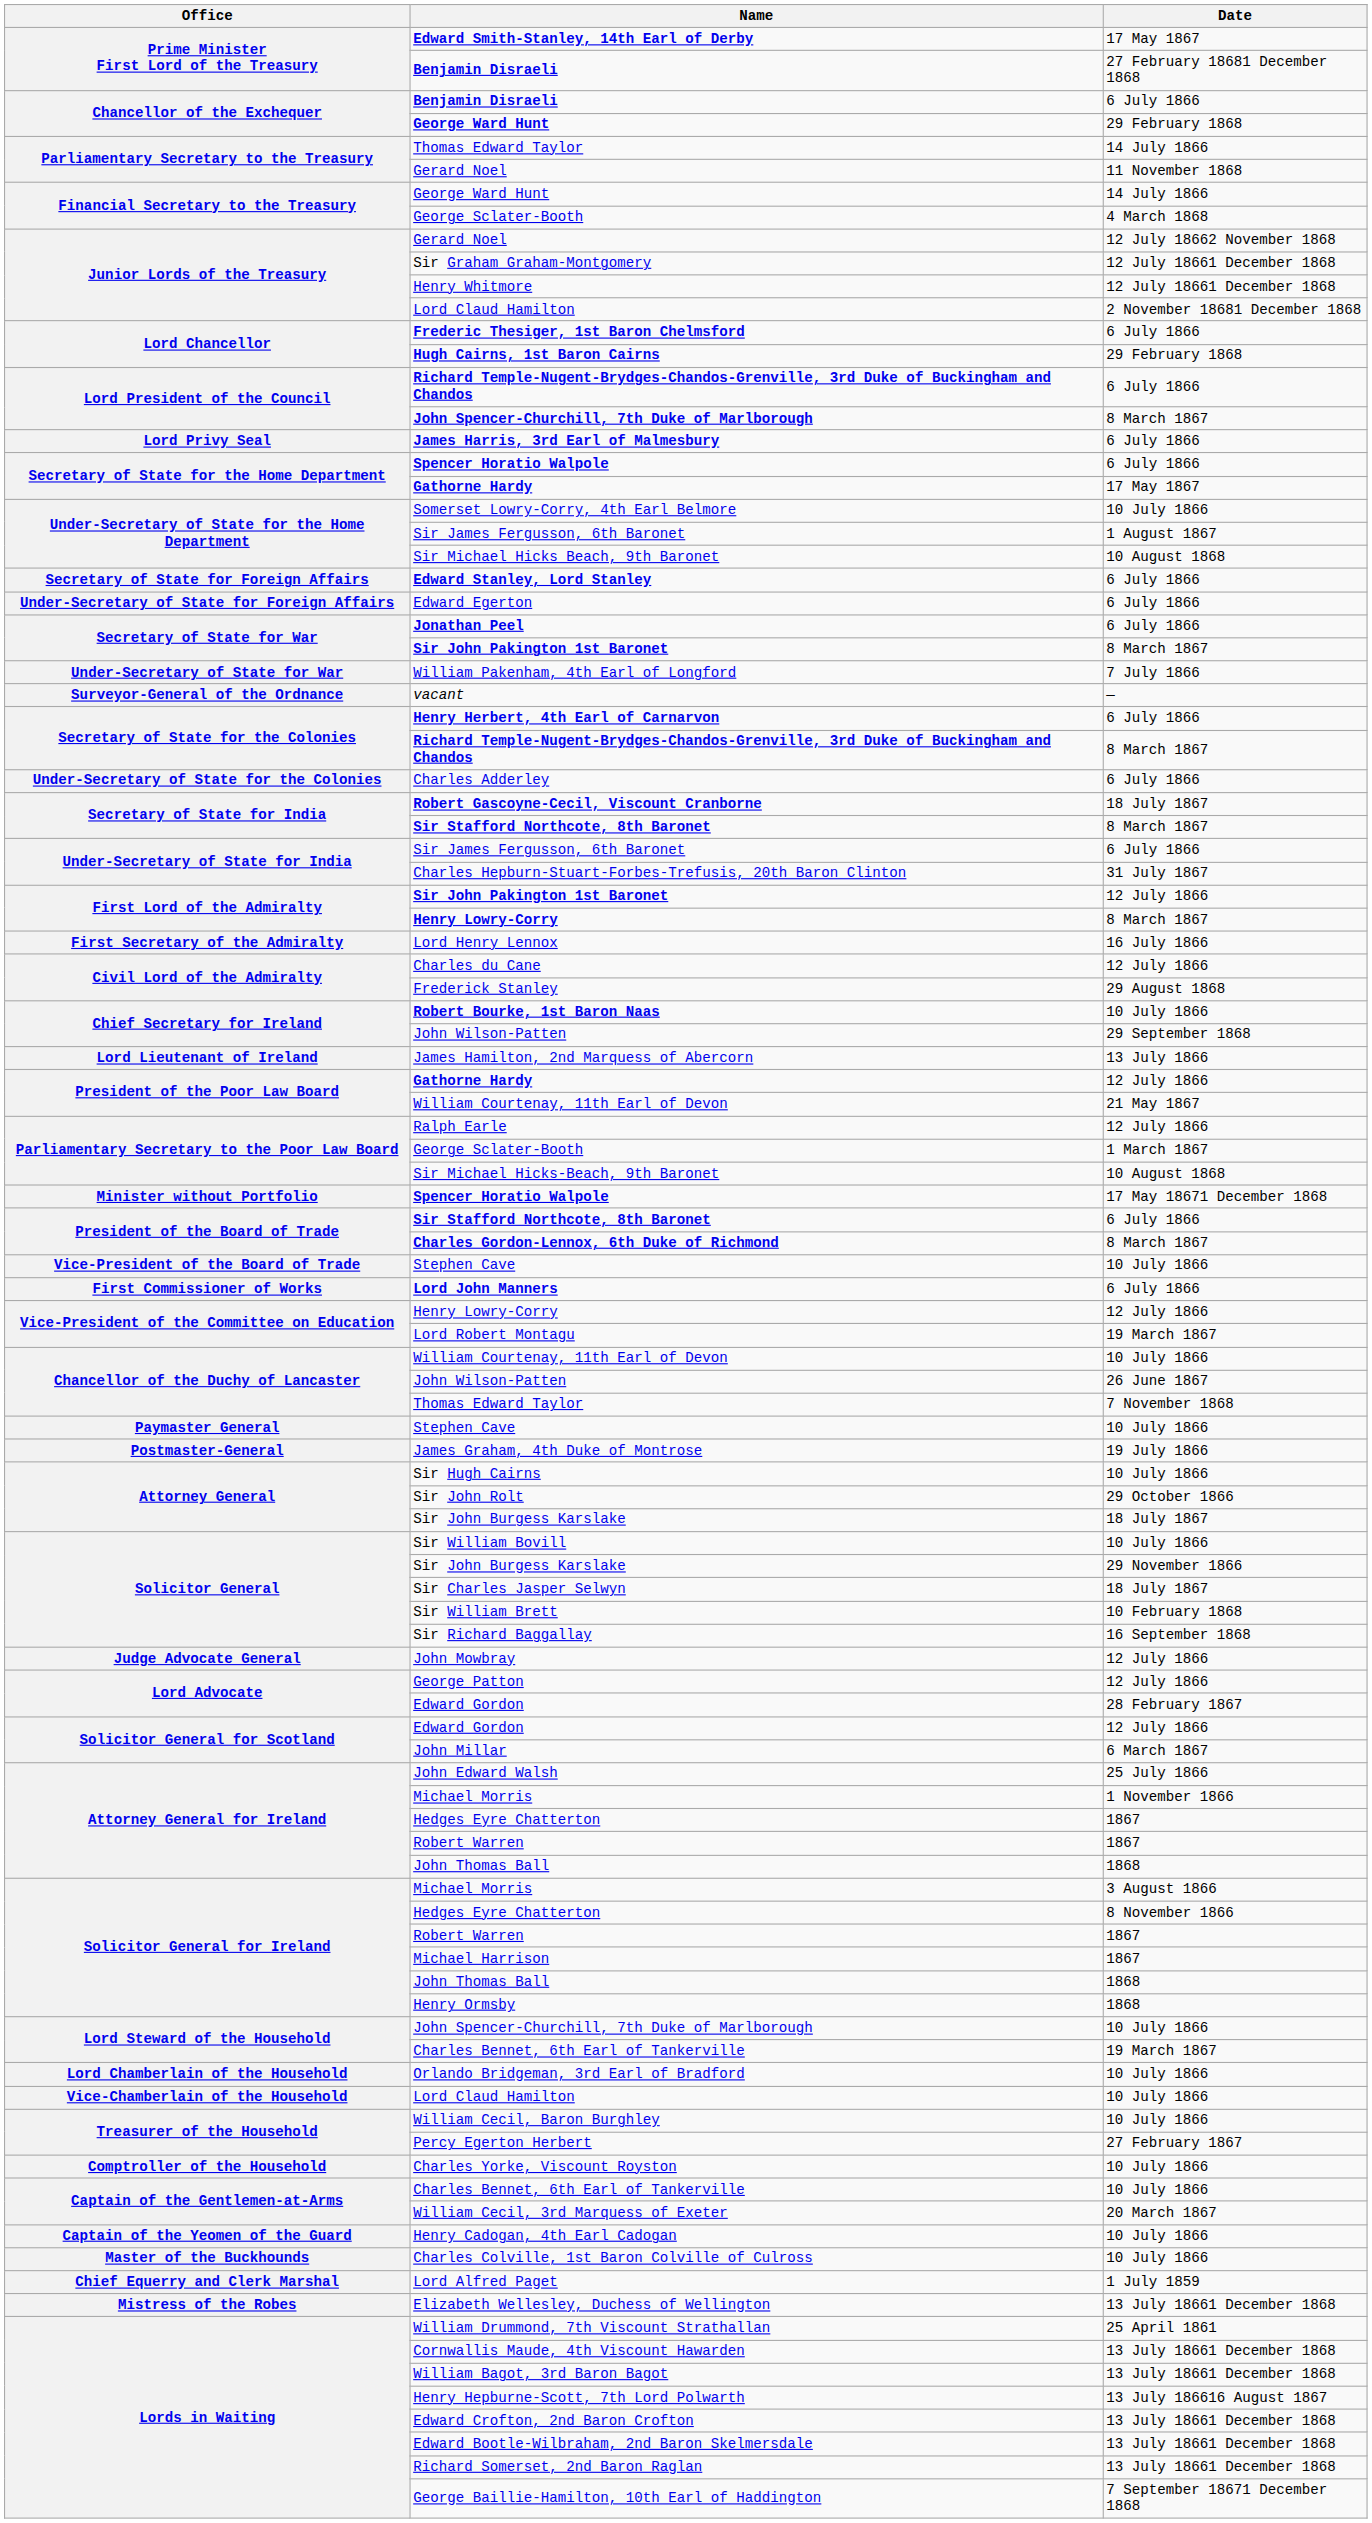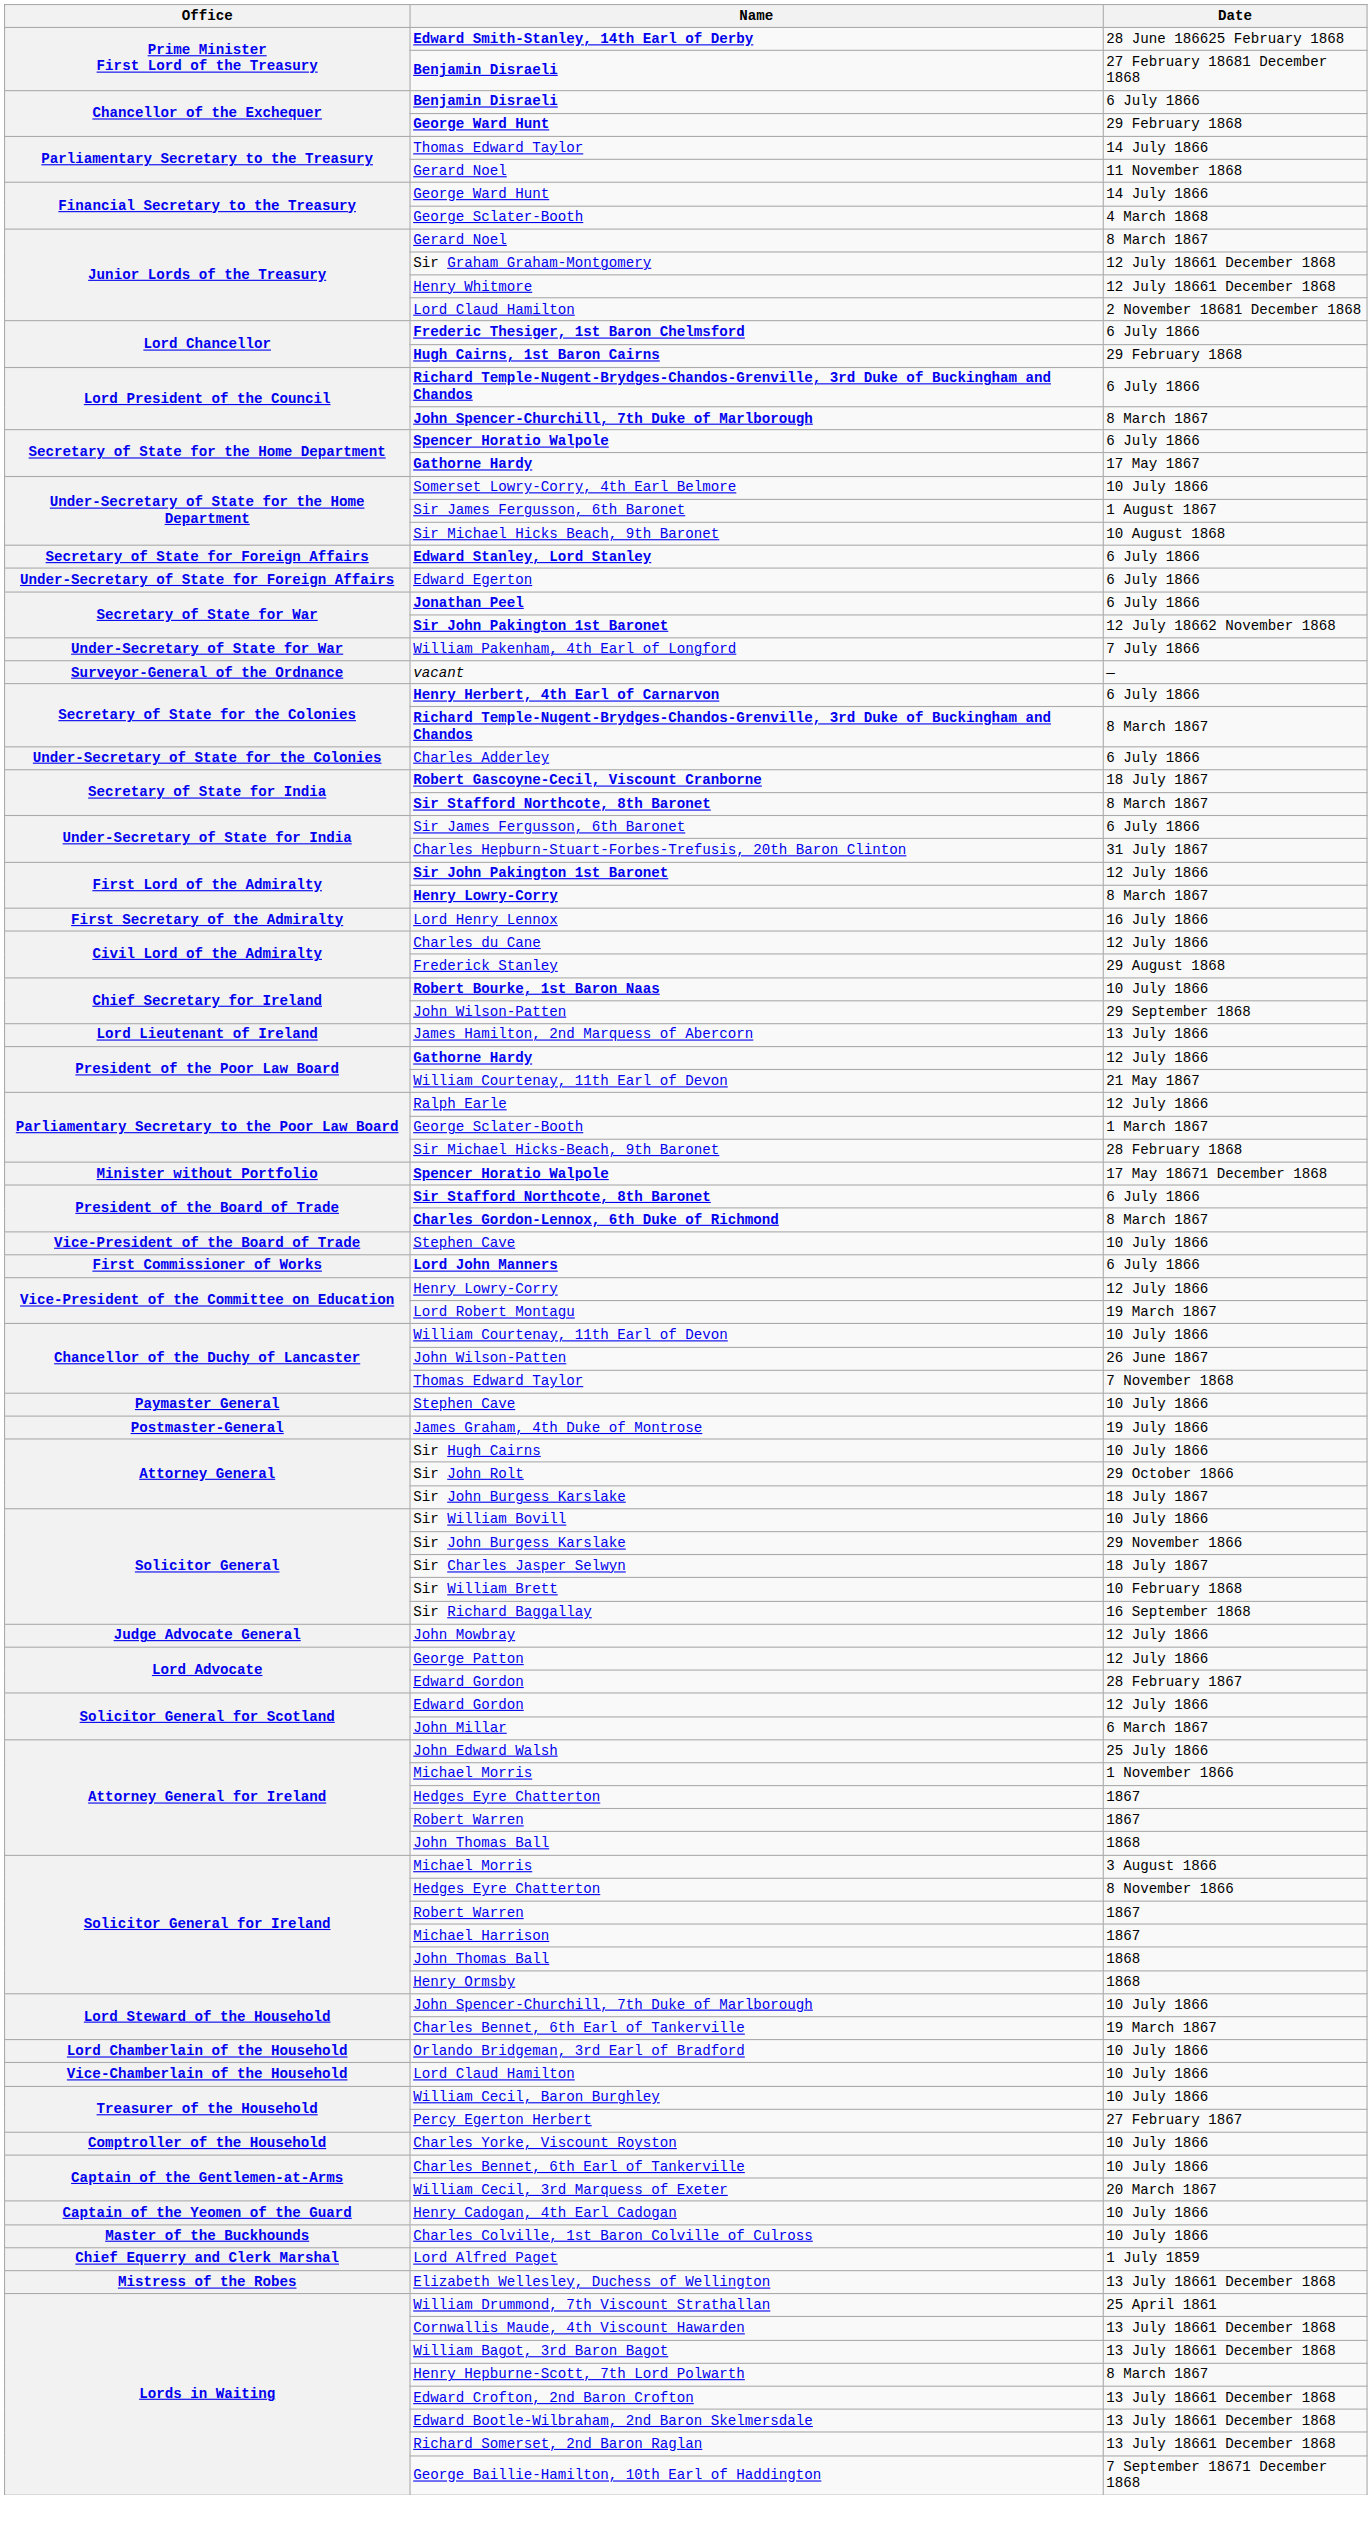(1153, 39) 17 May 1867 -> (1225, 39) 28 June 186625 February 1868
(1221, 240) 12 July 18662 November 1868 -> (1157, 240) 8 March 1867
- row: (207, 441)
(1157, 649) 8 March 1867 -> (1221, 626) 12 July 18662 November 1868
(1166, 1174) 10 August 1868 -> (1174, 1151) 28 February 1868
(1217, 2398) 13 July 186616 August 1867 -> (1157, 2375) 8 March 1867
